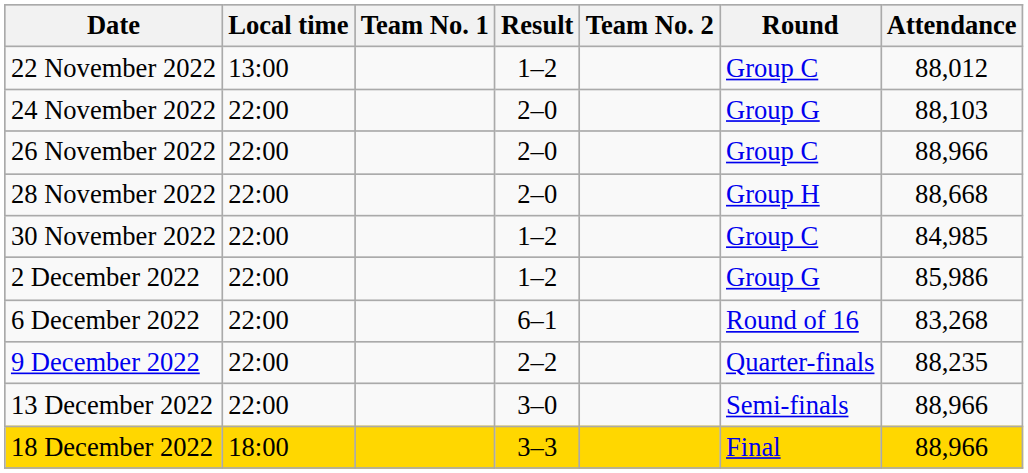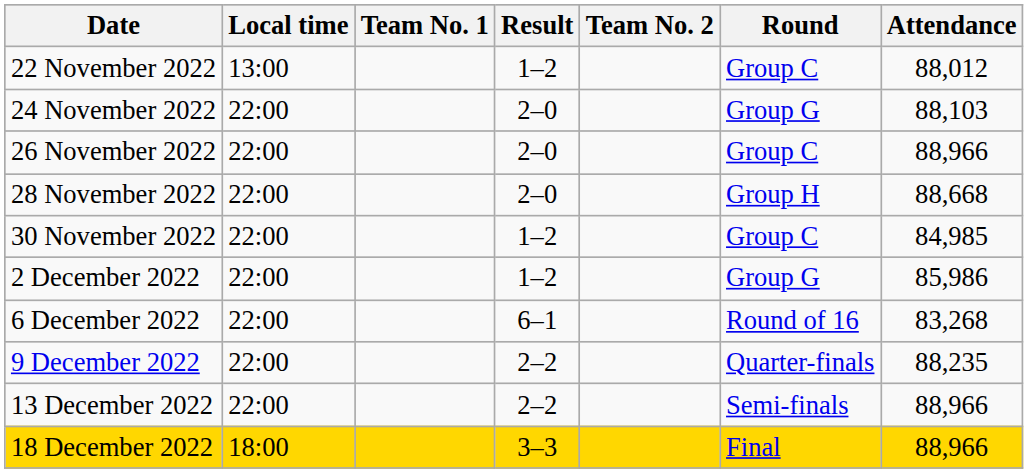(537, 404) 3–0 -> (537, 404) 2–2
